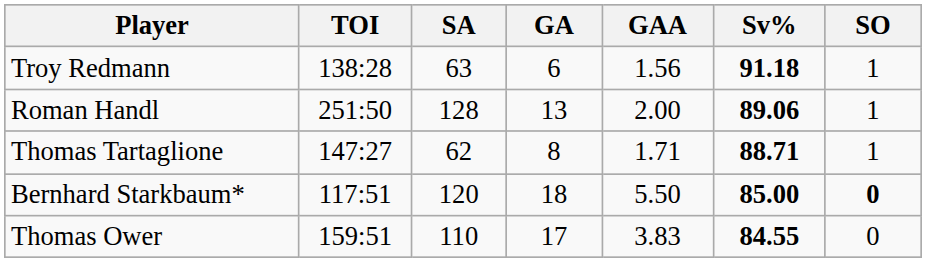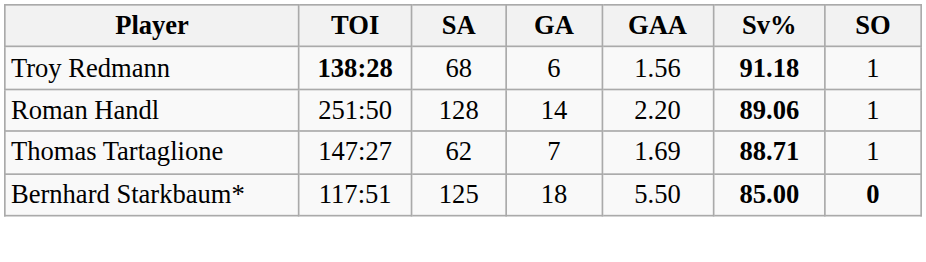(355, 67) normal -> (355, 67) bold
(459, 67) 63 -> (459, 67) 68
(554, 109) 13 -> (554, 109) 14
(658, 109) 2.00 -> (658, 109) 2.20
(554, 151) 8 -> (554, 151) 7
(658, 151) 1.71 -> (658, 151) 1.69
(459, 194) 120 -> (459, 194) 125
- row: (87, 236)
